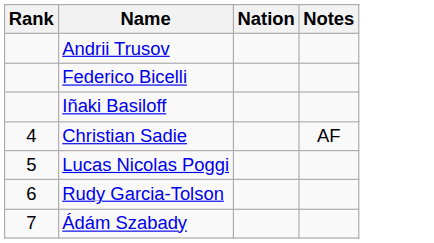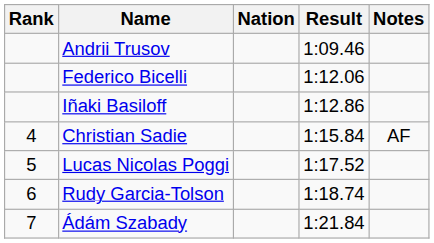+ column: (334, 19)
